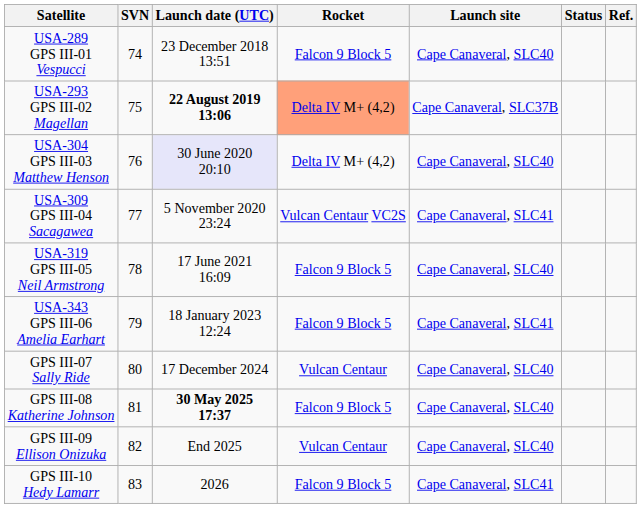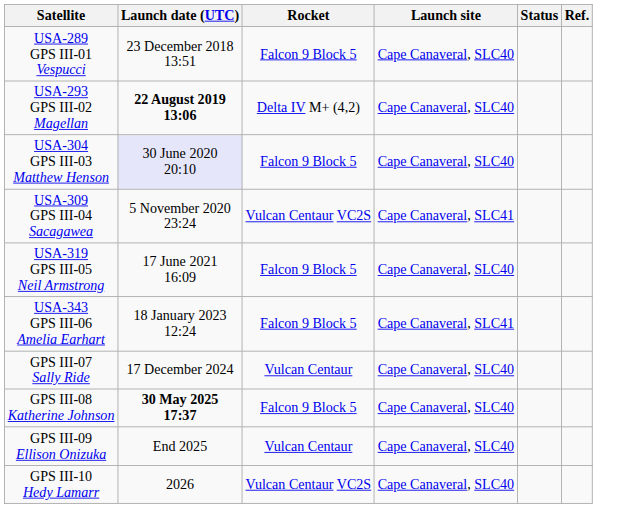- column: (135, 15)
(343, 107) lightsalmon background -> (308, 107) no background
(485, 107) Cape Canaveral, SLC37B -> (446, 107) Cape Canaveral, SLC40
(343, 161) Delta IV M+ (4,2) -> (308, 161) Falcon 9 Block 5
(343, 484) Falcon 9 Block 5 -> (308, 484) Vulcan Centaur VC2S
(485, 484) Cape Canaveral, SLC41 -> (446, 484) Cape Canaveral, SLC40
